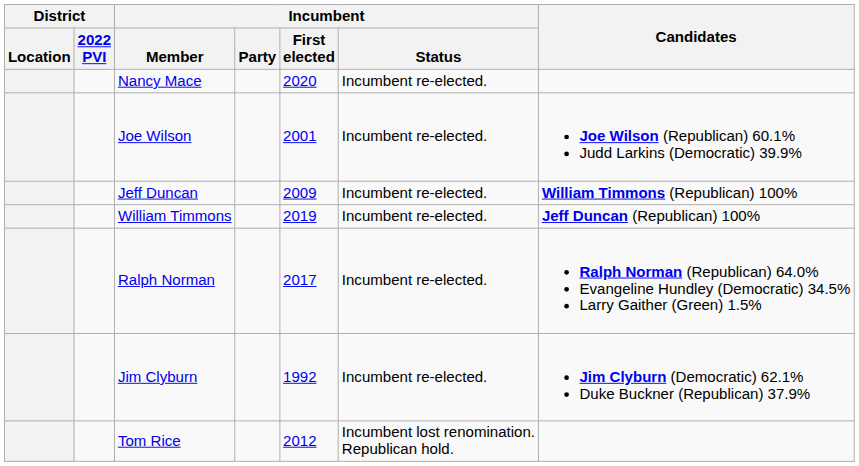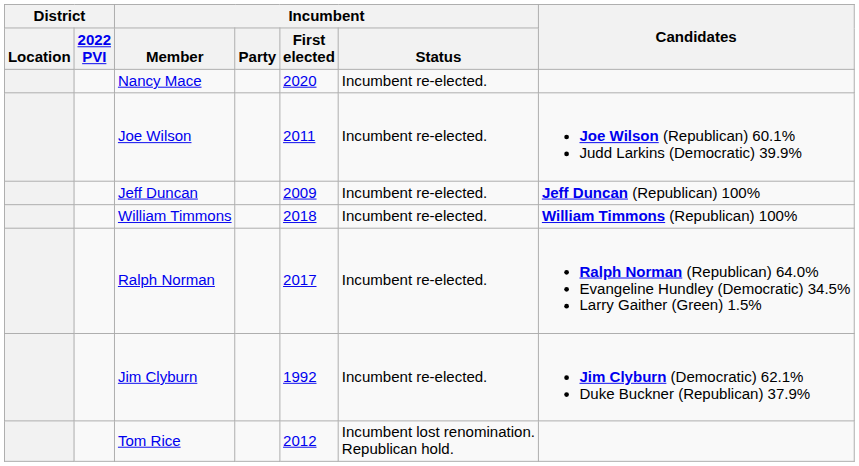(300, 136) 2001 -> (299, 136) 2011
(670, 192) William Timmons (Republican) 100% -> (651, 192) Jeff Duncan (Republican) 100%
(300, 216) 2019 -> (300, 216) 2018
(651, 216) Jeff Duncan (Republican) 100% -> (670, 216) William Timmons (Republican) 100%
